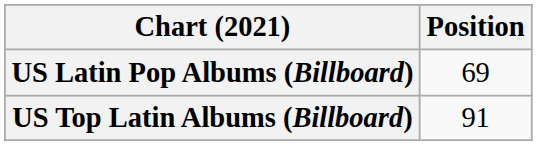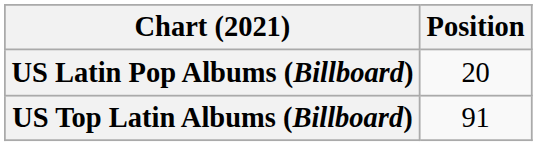(476, 72) 69 -> (476, 72) 20
